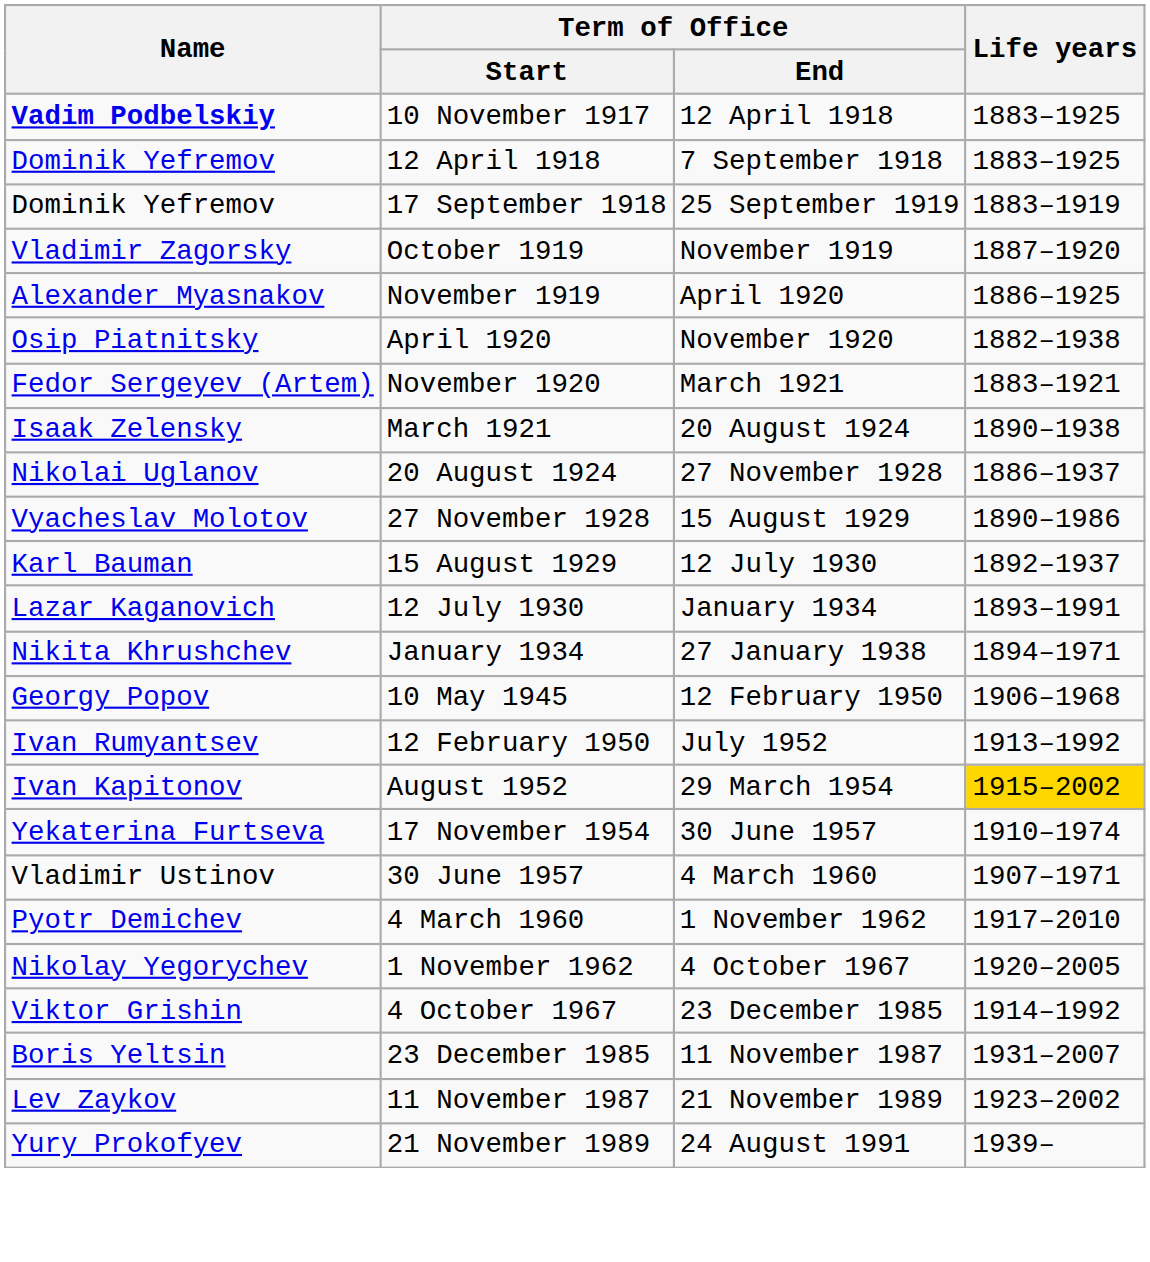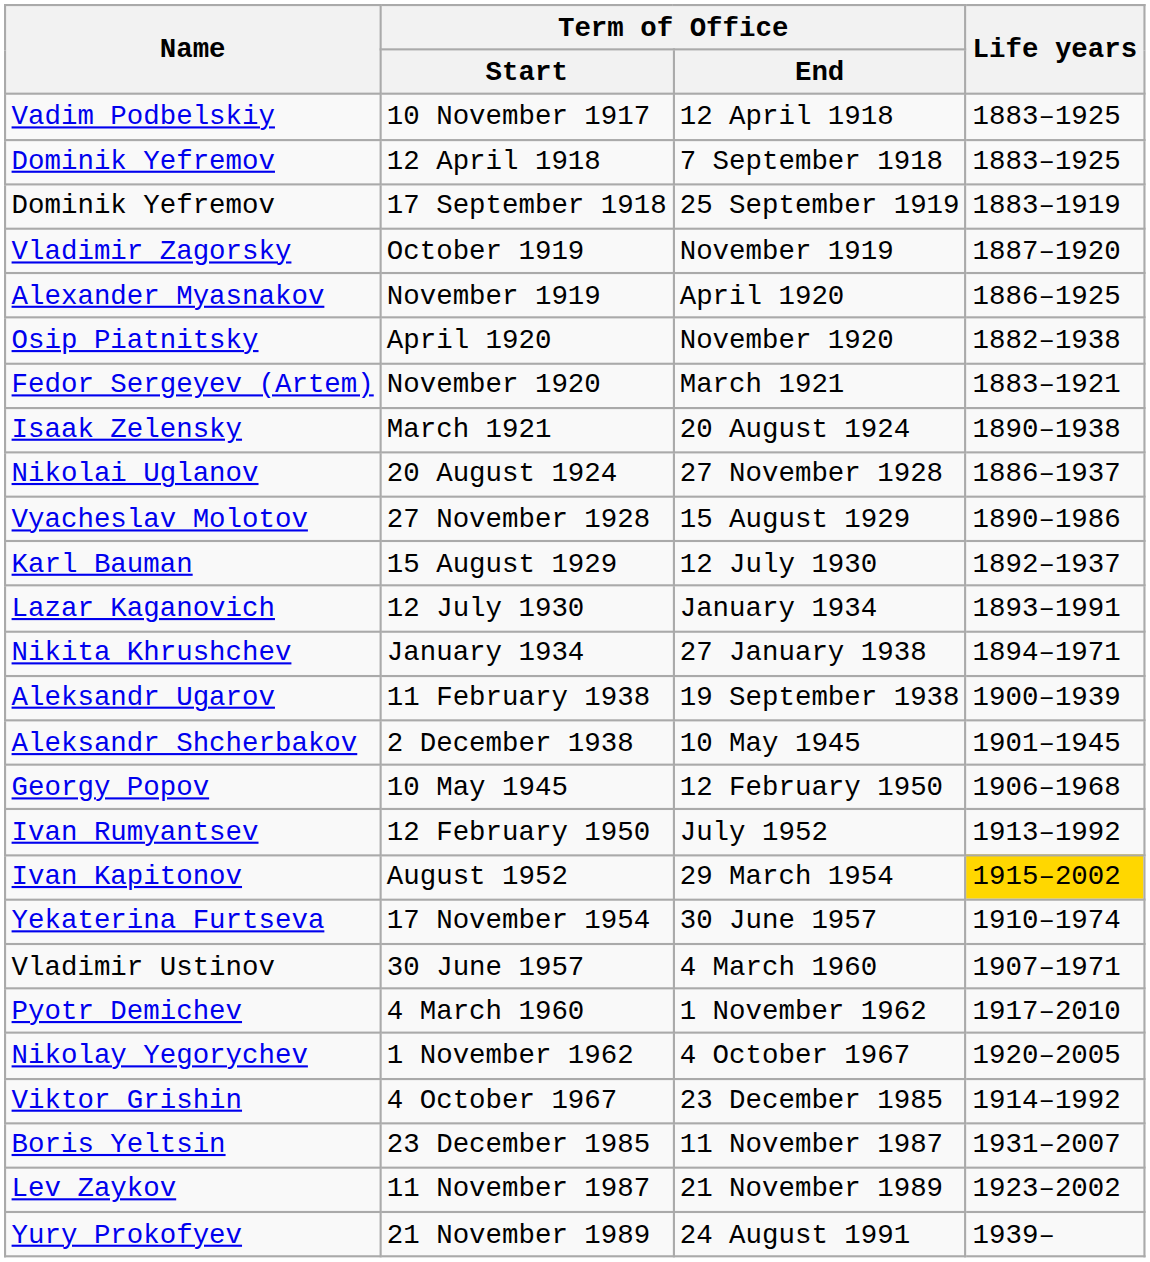(143, 117) bold -> (143, 117) normal
+ row: (518, 698)
+ row: (510, 743)
